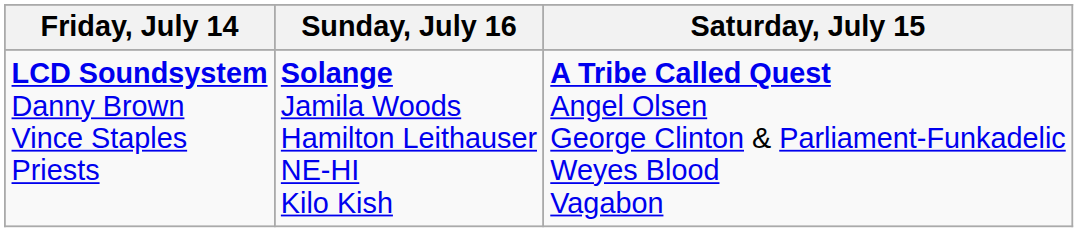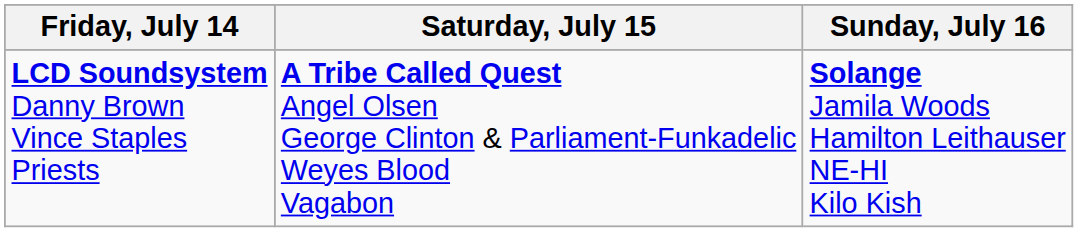columns swapped: (808, 27) <-> (409, 27)
